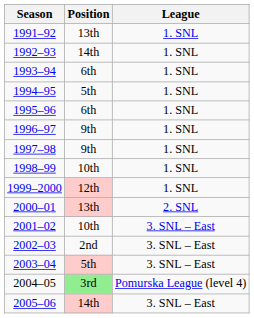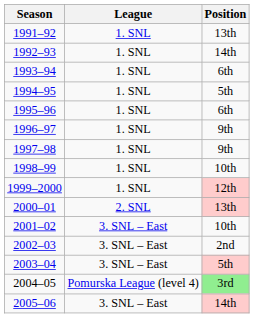columns swapped: (181, 14) <-> (88, 14)
